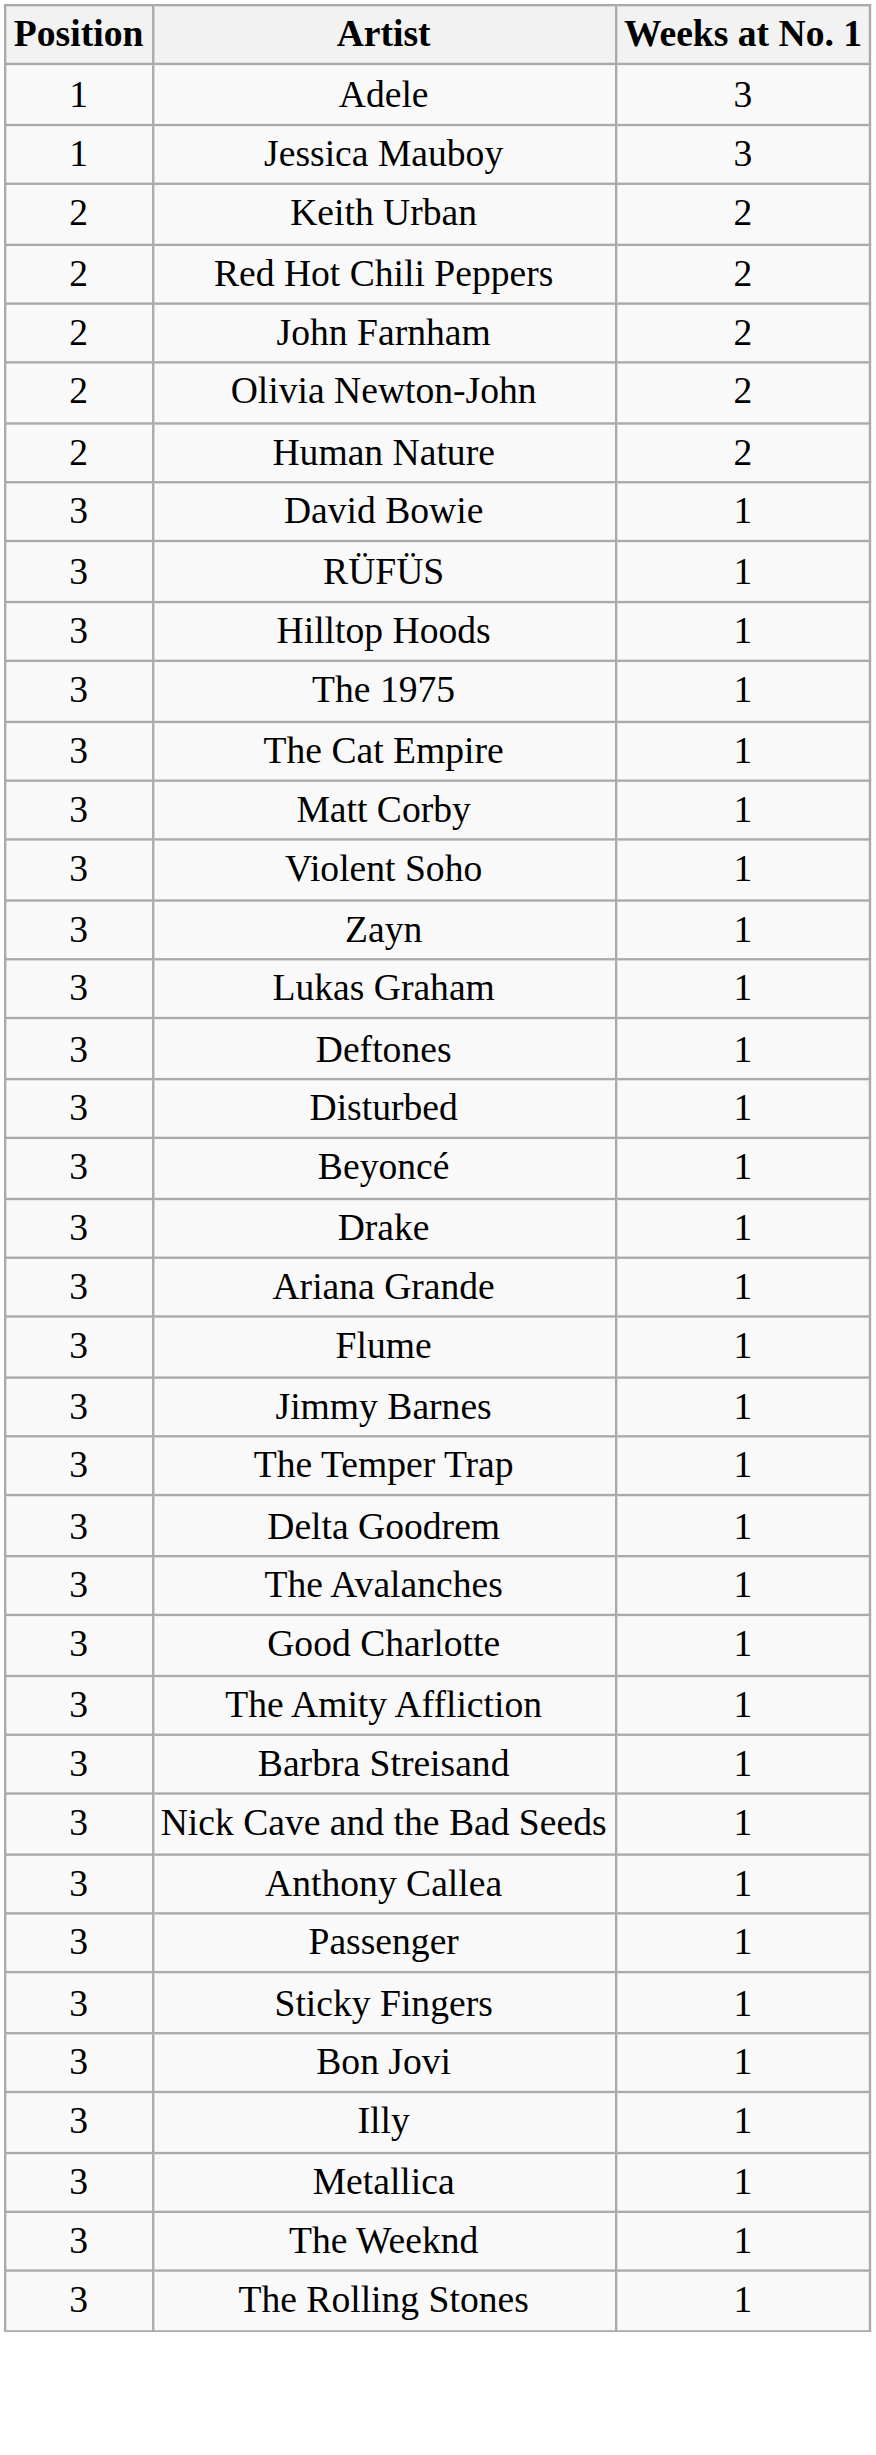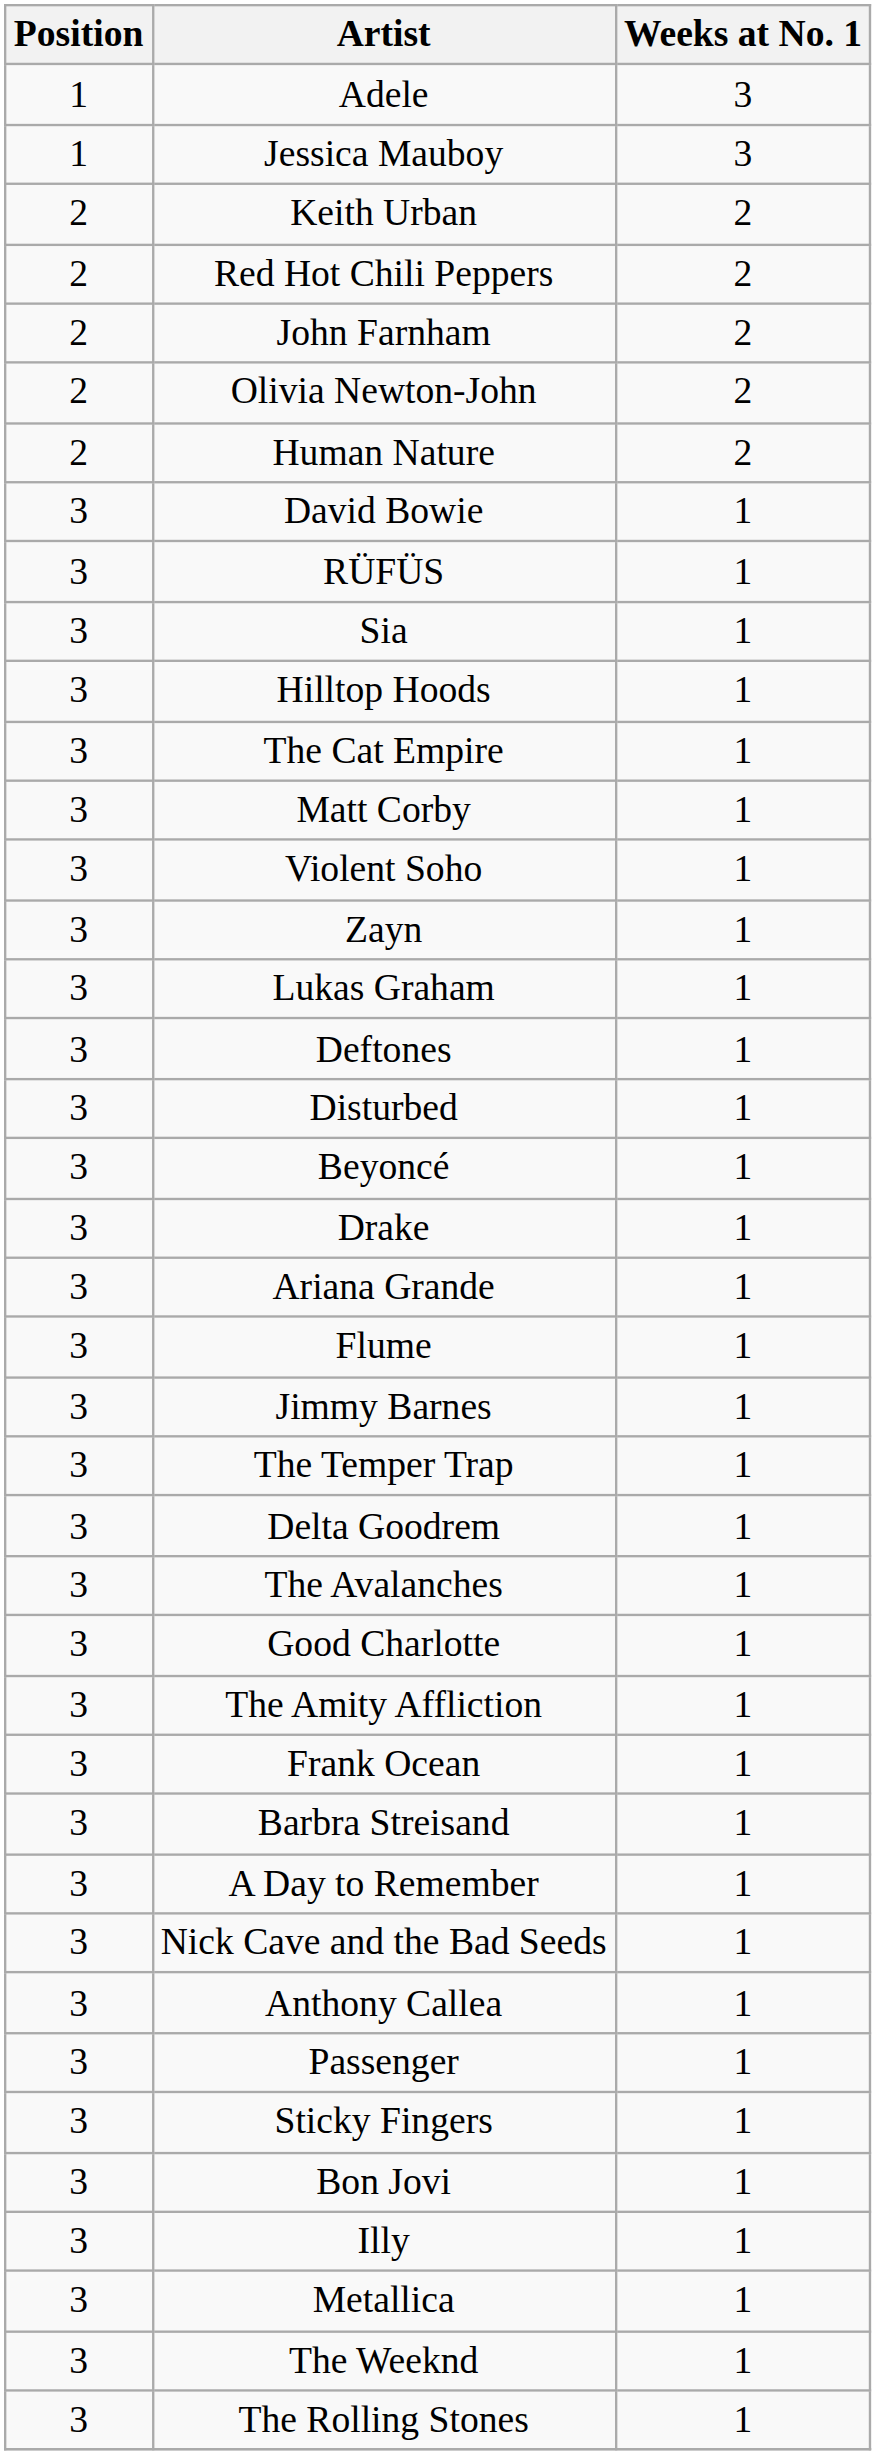+ row: (384, 630)
- row: (384, 690)
+ row: (384, 1763)
+ row: (384, 1882)
